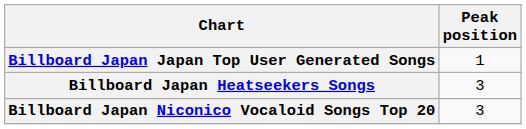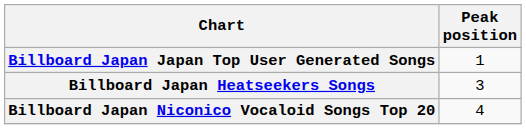(480, 111) 3 -> (480, 111) 4
